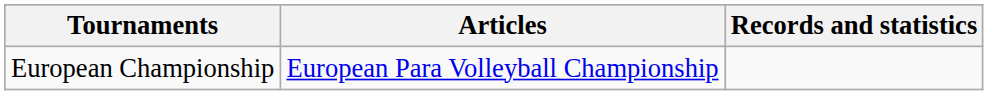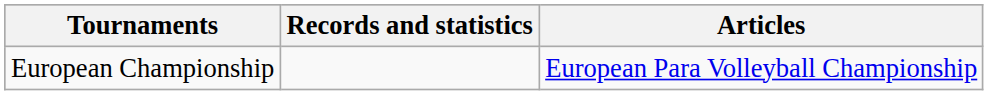columns swapped: (503, 25) <-> (854, 25)
